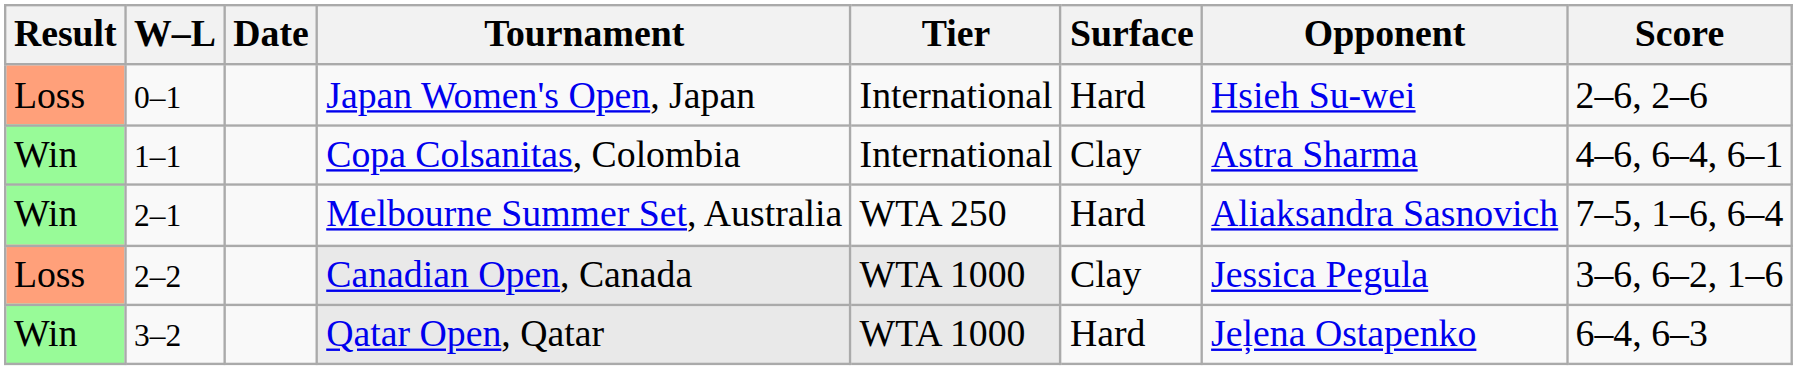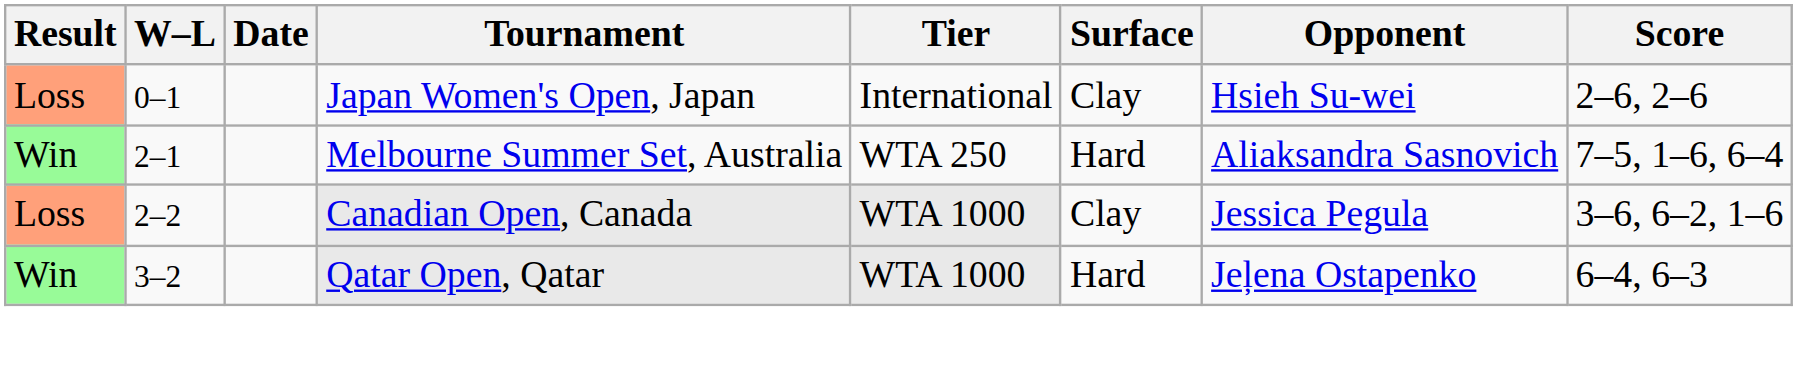(1108, 94) Hard -> (1106, 94) Clay
- row: (533, 154)
